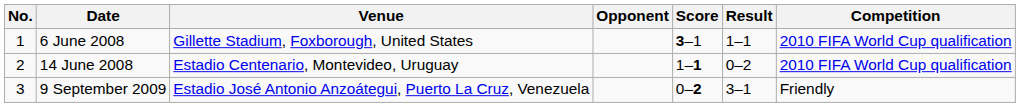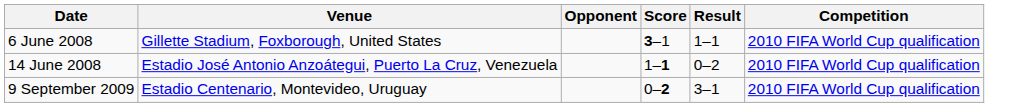- column: (20, 16)
(316, 65) Estadio Centenario, Montevideo, Uruguay -> (349, 65) Estadio José Antonio Anzoátegui, Puerto La Cruz, Venezuela
(381, 89) Estadio José Antonio Anzoátegui, Puerto La Cruz, Venezuela -> (284, 89) Estadio Centenario, Montevideo, Uruguay
(807, 89) Friendly -> (864, 89) 2010 FIFA World Cup qualification
